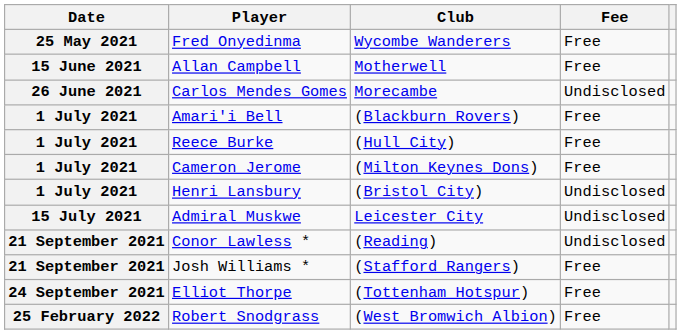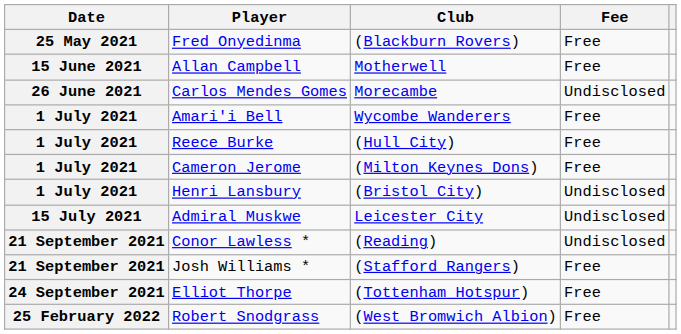(433, 42) Wycombe Wanderers -> (437, 42) (Blackburn Rovers)
(437, 117) (Blackburn Rovers) -> (433, 117) Wycombe Wanderers
